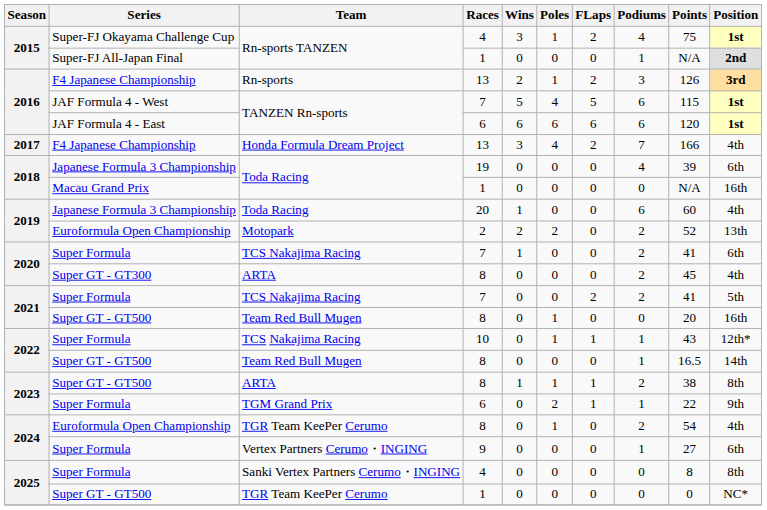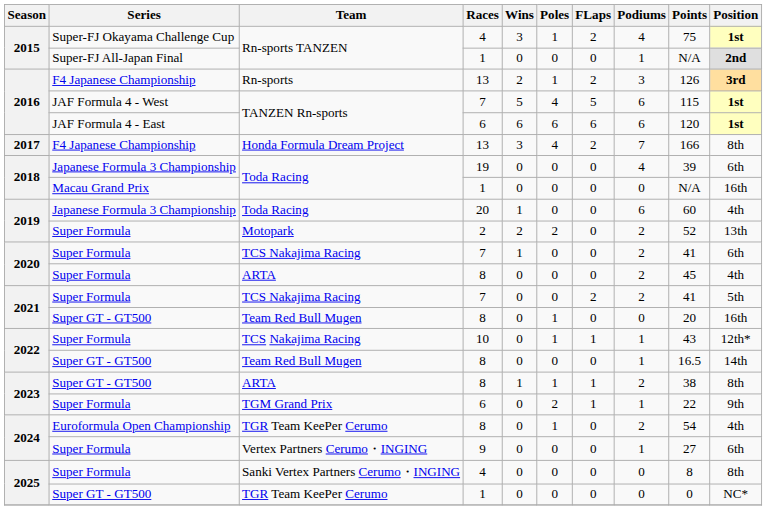(736, 145) 4th -> (736, 145) 8th
(141, 231) Euroformula Open Championship -> (91, 231) Super Formula
(102, 275) Super GT - GT300 -> (91, 275) Super Formula
